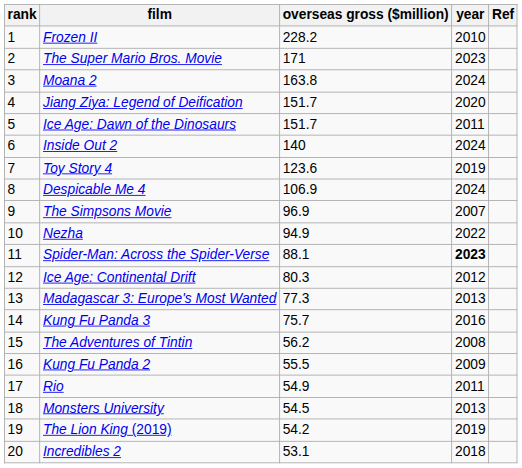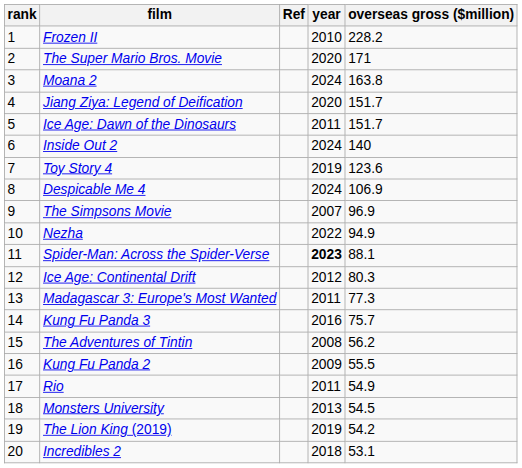columns swapped: (366, 15) <-> (503, 15)
(470, 59) 2023 -> (327, 59) 2020
(470, 299) 2013 -> (326, 299) 2011
